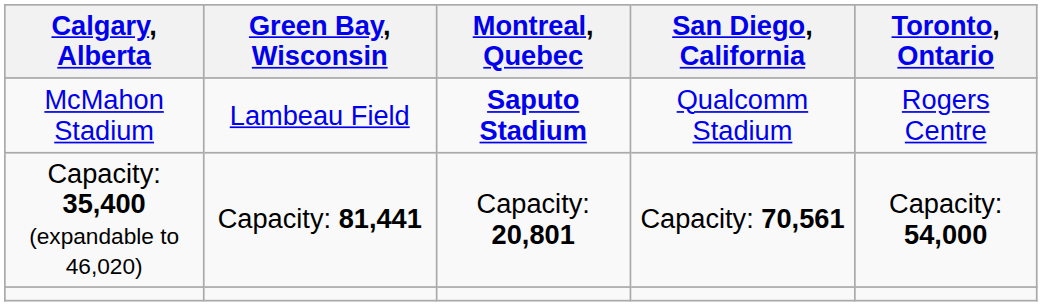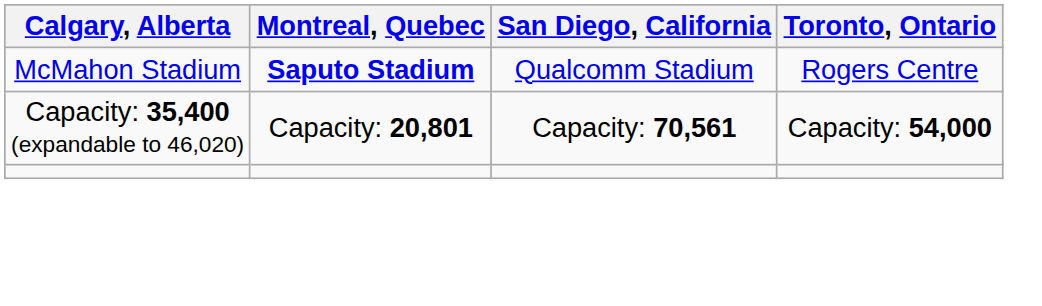- column: (320, 41)
